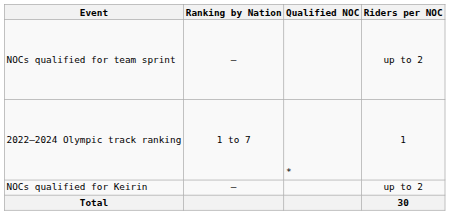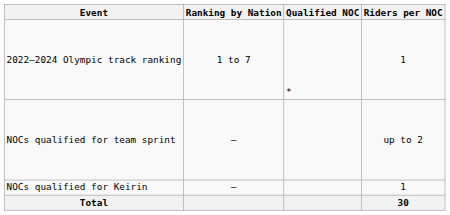rows swapped: (91, 60) <-> (94, 140)
(403, 187) up to 2 -> (403, 187) 1
